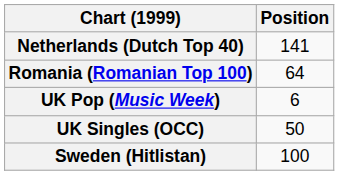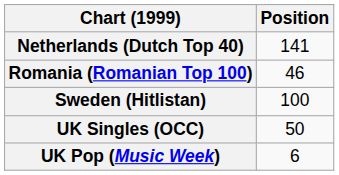(295, 73) 64 -> (295, 73) 46
rows swapped: (130, 156) <-> (130, 101)
